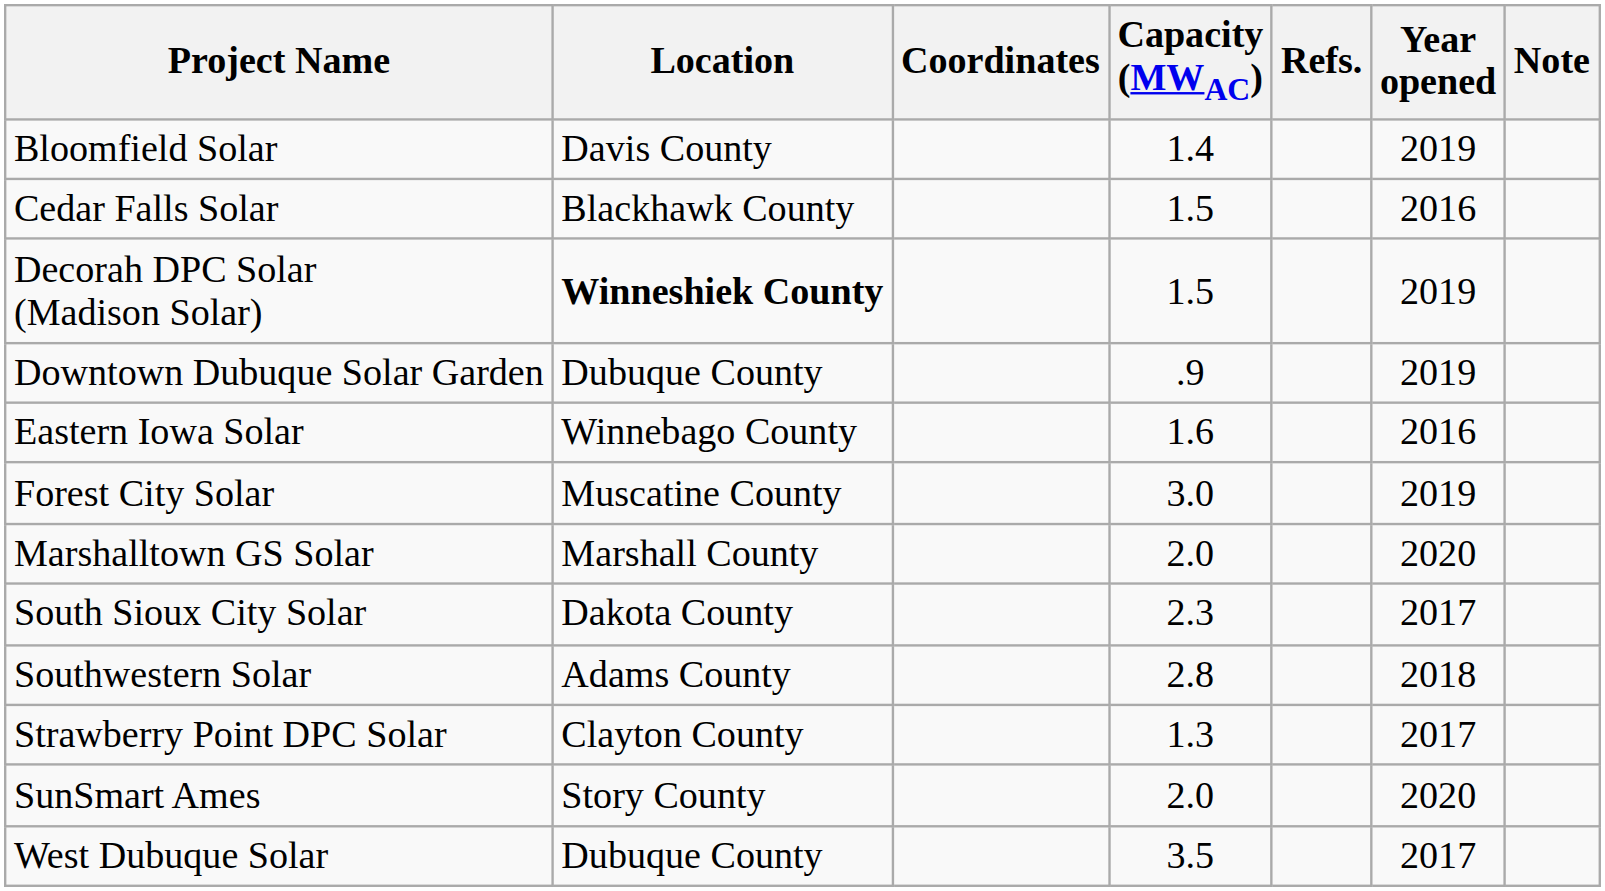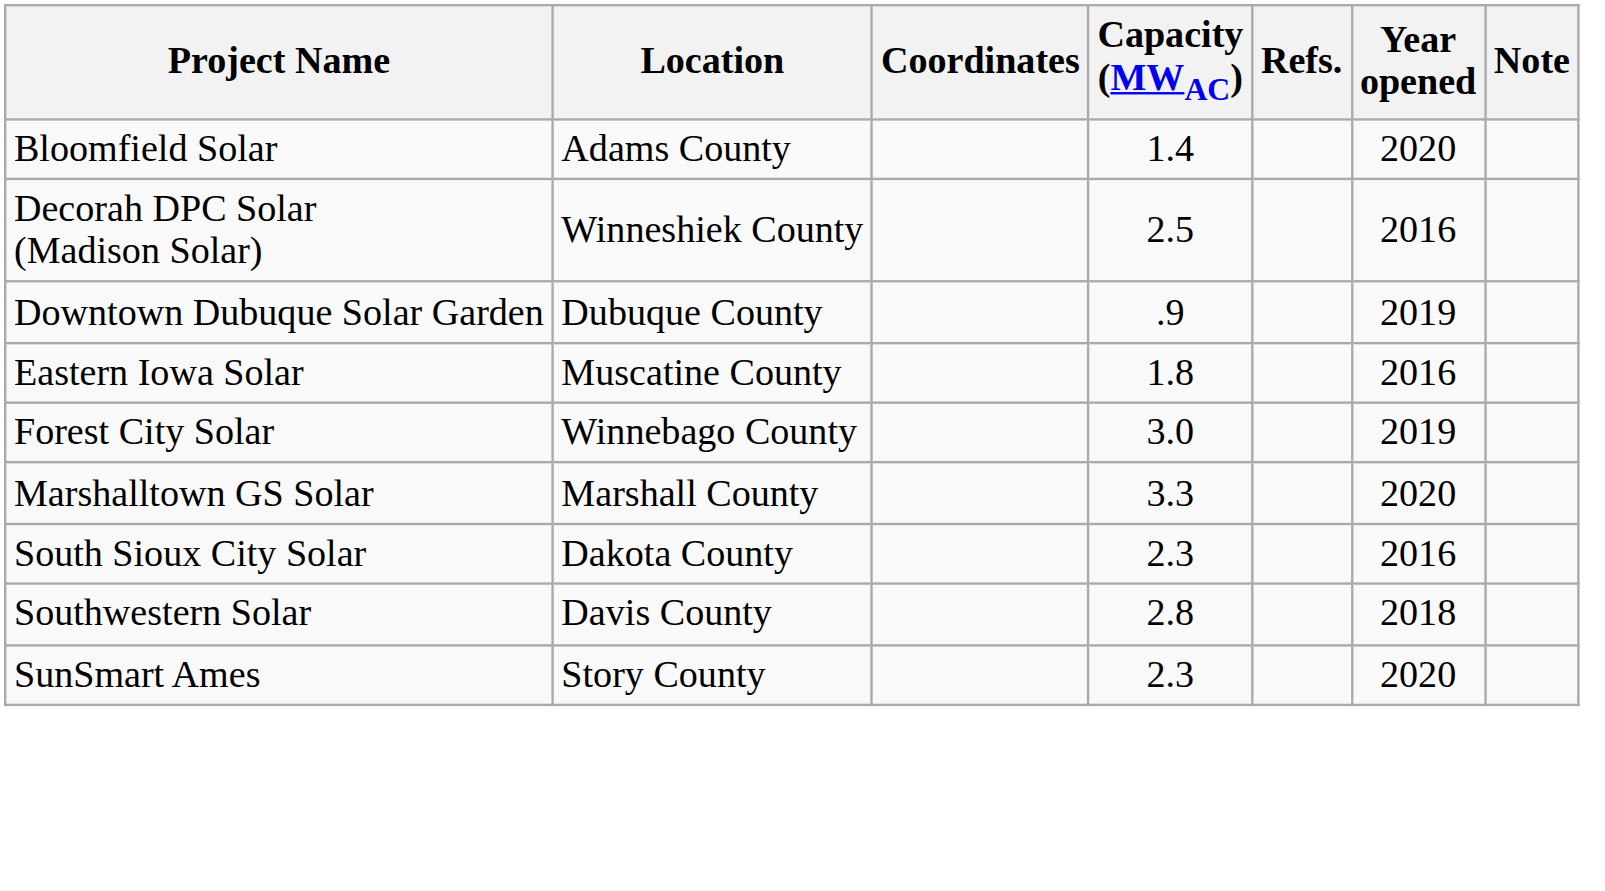(667, 147) Davis County -> (676, 147) Adams County
(1438, 147) 2019 -> (1418, 147) 2020
- row: (146, 208)
(722, 290) bold -> (712, 229) normal
(1190, 290) 1.5 -> (1170, 229) 2.5
(1438, 290) 2019 -> (1418, 229) 2016
(709, 432) Winnebago County -> (702, 371) Muscatine County
(1190, 432) 1.6 -> (1170, 371) 1.8
(702, 492) Muscatine County -> (709, 432) Winnebago County
(1190, 553) 2.0 -> (1170, 492) 3.3
(1438, 613) 2017 -> (1418, 553) 2016
(676, 673) Adams County -> (667, 613) Davis County
- row: (230, 734)
(1190, 794) 2.0 -> (1170, 673) 2.3
- row: (171, 855)
